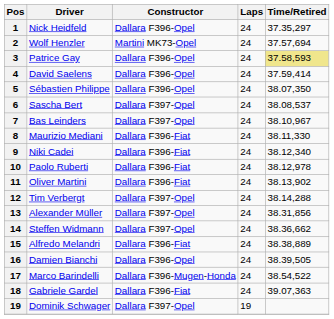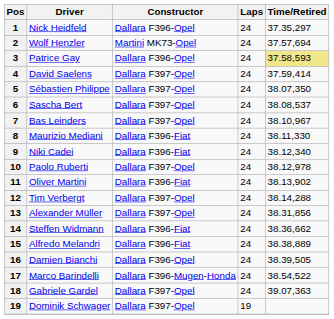(155, 74) Dallara F396-Opel -> (155, 74) Dallara F397-Opel
(155, 89) Dallara F396-Opel -> (155, 89) Dallara F397-Opel
(153, 167) Dallara F396-Fiat -> (155, 167) Dallara F397-Opel
(155, 228) Dallara F397-Opel -> (153, 228) Dallara F396-Fiat
(153, 290) Dallara F396-Fiat -> (155, 290) Dallara F397-Opel
